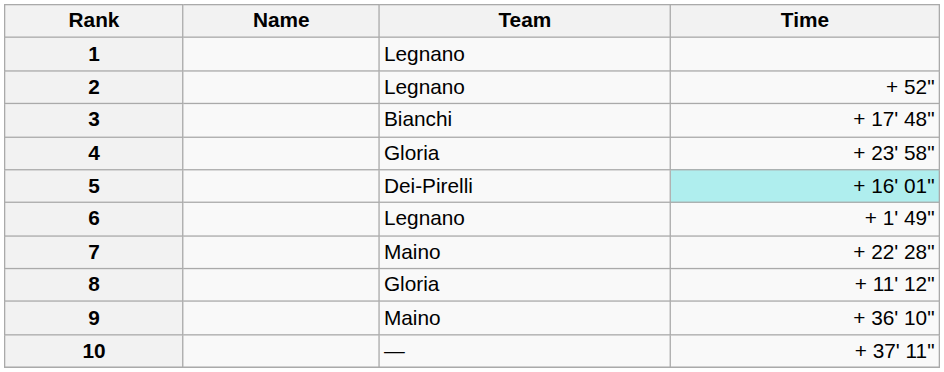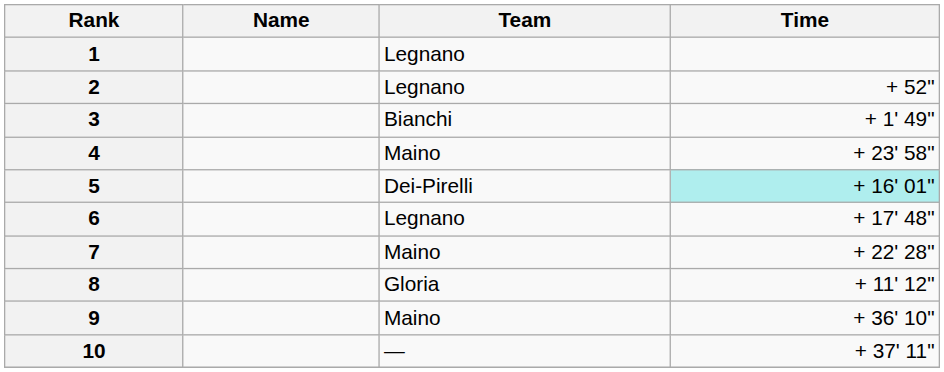(894, 119) + 17' 48" -> (900, 119) + 1' 49"
(412, 152) Gloria -> (412, 152) Maino
(900, 218) + 1' 49" -> (894, 218) + 17' 48"
